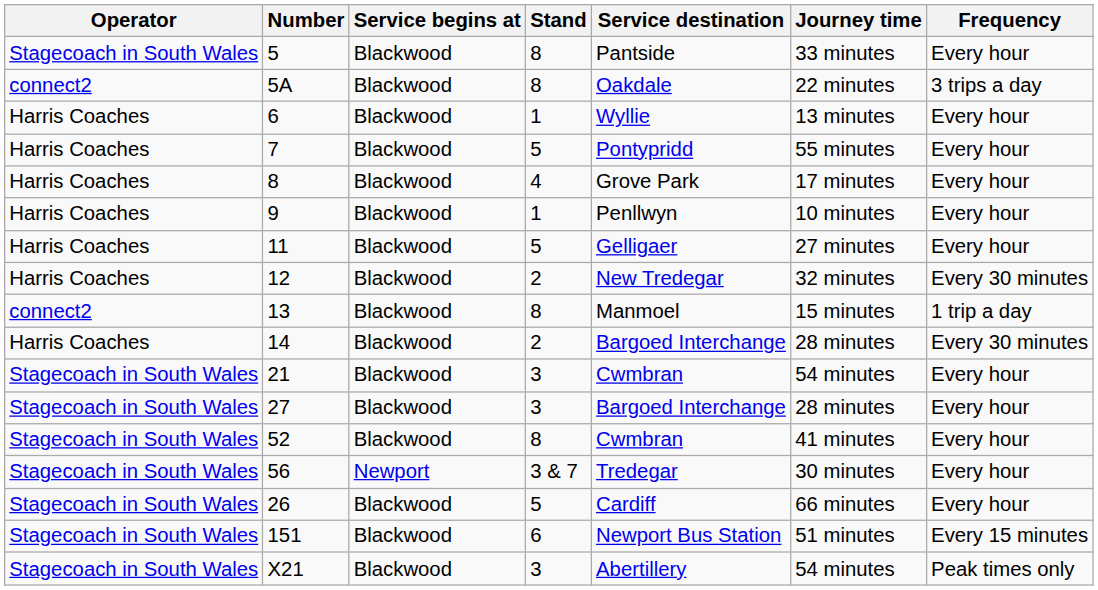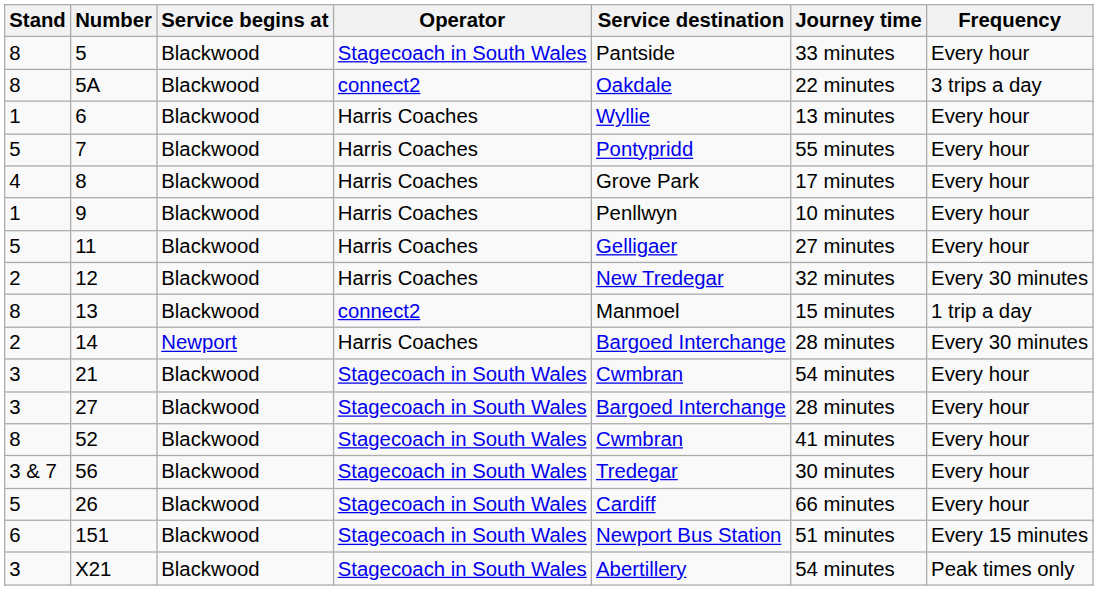columns swapped: (134, 20) <-> (558, 20)
(403, 342) Blackwood -> (199, 342) Newport
(392, 471) Newport -> (210, 471) Blackwood
